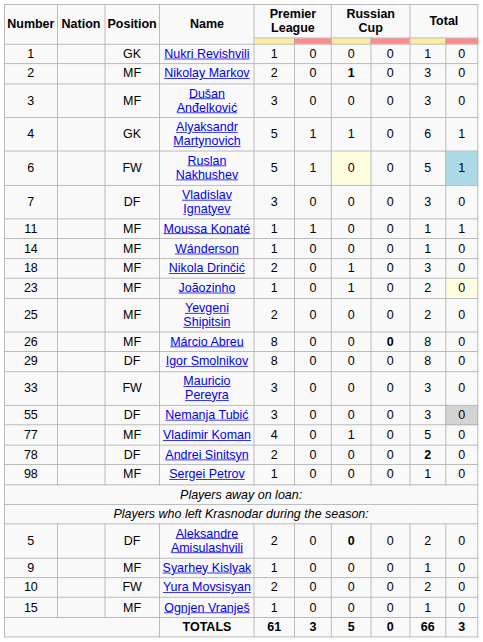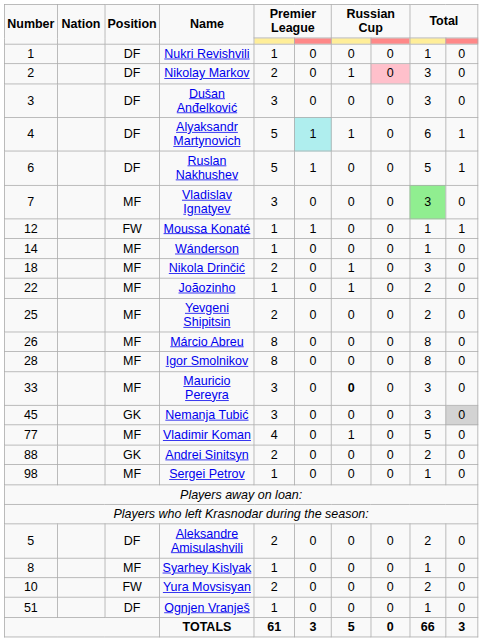(132, 53) GK -> (132, 53) DF
(132, 73) MF -> (132, 73) DF
(351, 73) bold -> (351, 73) normal
(390, 73) no background -> (390, 73) pink background
(132, 100) MF -> (132, 100) DF
(132, 134) GK -> (132, 134) DF
(313, 134) no background -> (313, 134) paleturquoise background
(132, 168) FW -> (132, 168) DF
(351, 168) lightyellow background -> (351, 168) no background
(462, 168) lightblue background -> (462, 168) no background
(132, 202) DF -> (132, 202) MF
(428, 202) no background -> (428, 202) lightgreen background
(31, 228) 11 -> (31, 228) 12
(132, 228) MF -> (132, 228) FW
(31, 288) 23 -> (31, 288) 22
(462, 288) lightyellow background -> (462, 288) no background
(390, 341) bold -> (390, 341) normal
(31, 361) 29 -> (31, 361) 28
(132, 361) DF -> (132, 361) MF
(132, 388) FW -> (132, 388) MF
(351, 388) normal -> (351, 388) bold
(31, 415) 55 -> (31, 415) 45
(132, 415) DF -> (132, 415) GK
(31, 454) 78 -> (31, 454) 88
(132, 454) DF -> (132, 454) GK
(428, 454) bold -> (428, 454) normal
(351, 541) bold -> (351, 541) normal
(31, 567) 9 -> (31, 567) 8
(31, 607) 15 -> (31, 607) 51
(132, 607) MF -> (132, 607) DF
